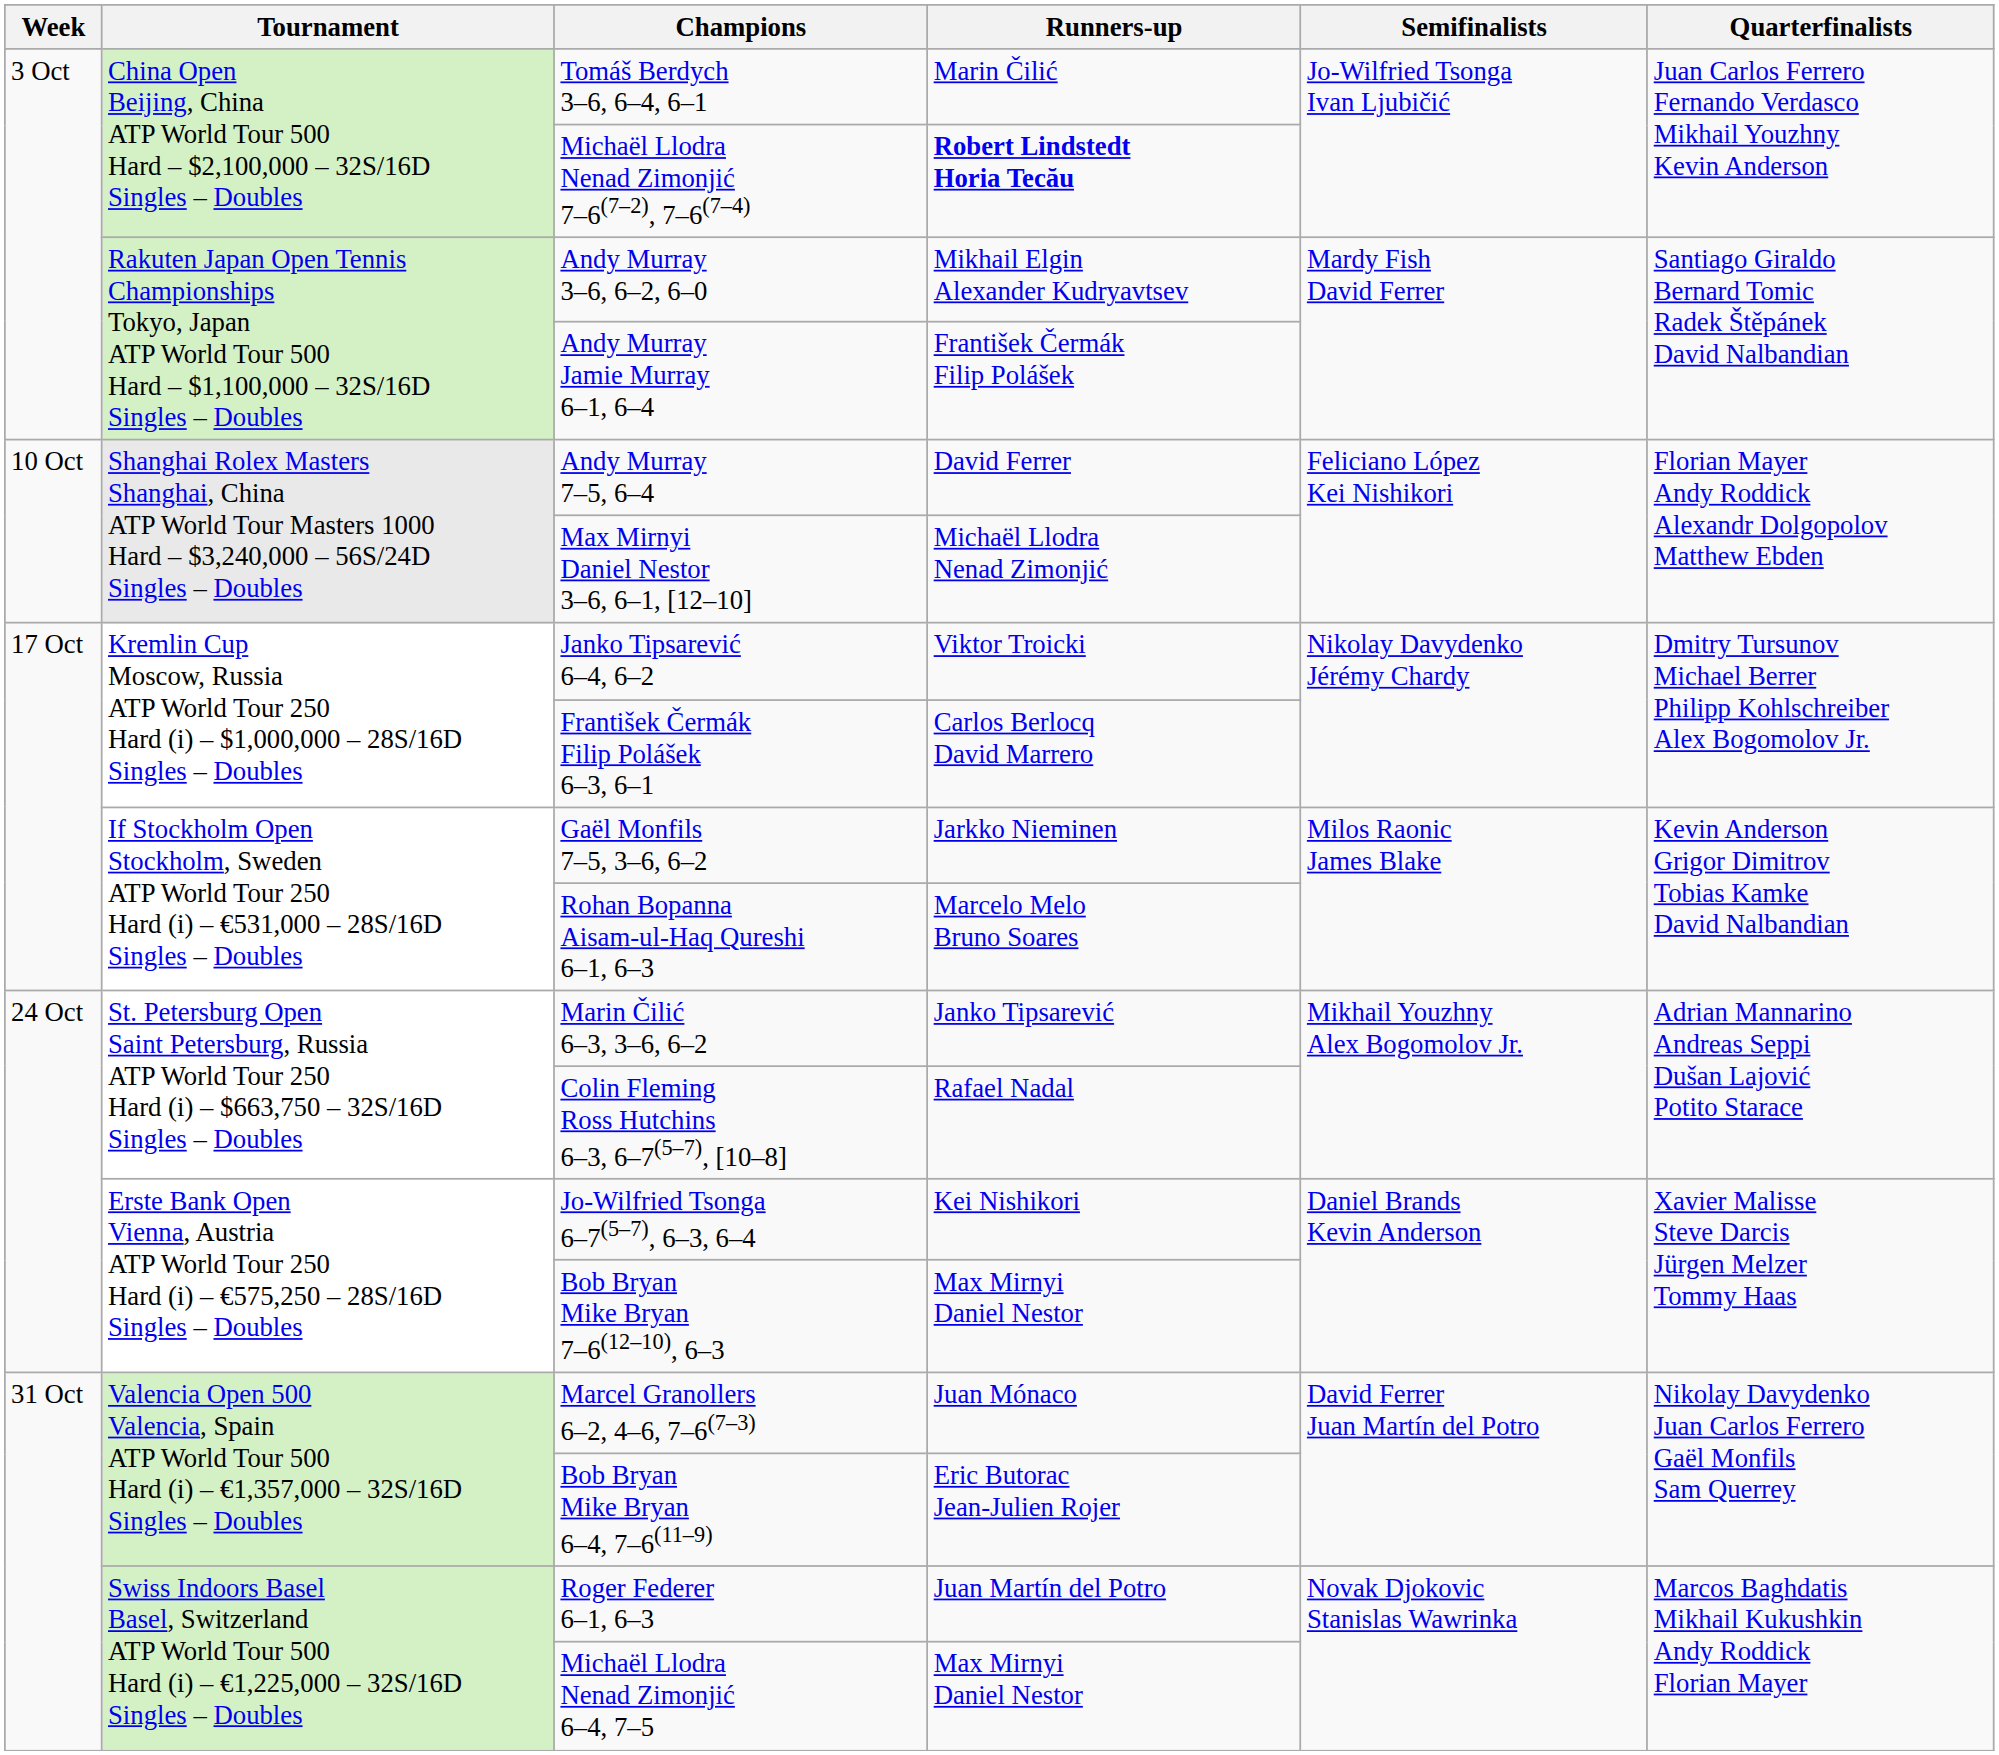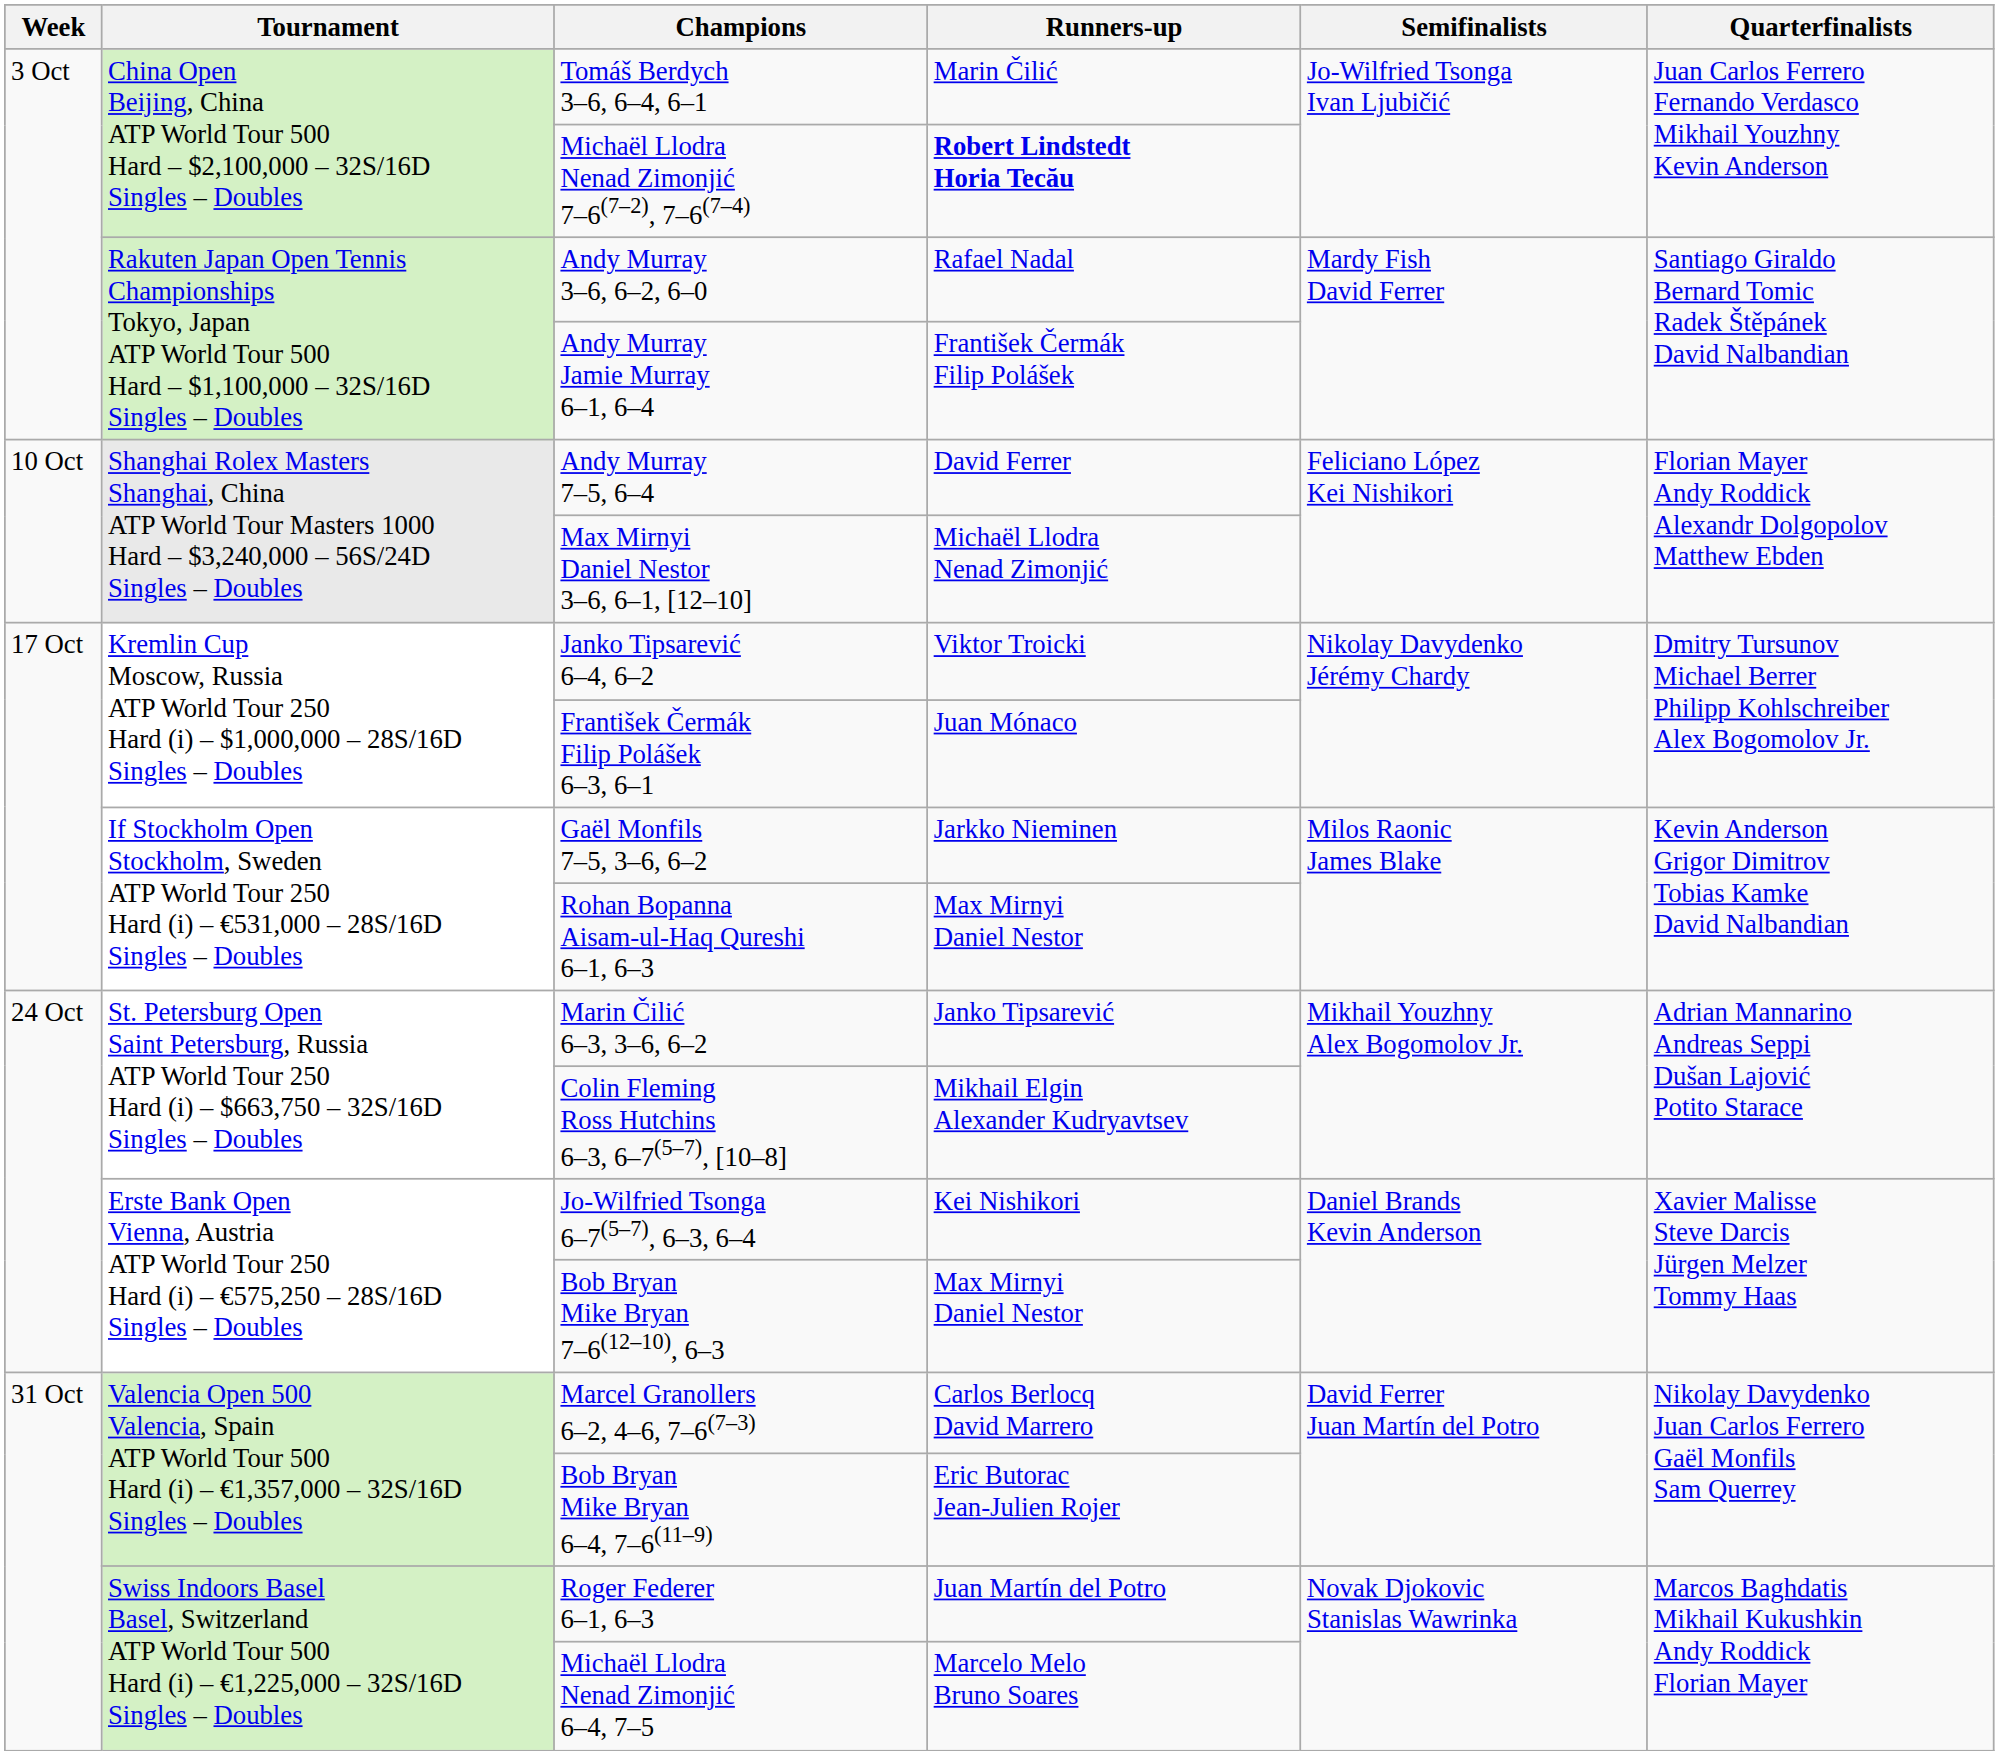(1061, 275) Mikhail Elgin Alexander Kudryavtsev -> (1004, 259) Rafael Nadal
(1014, 736) Carlos Berlocq David Marrero -> (1005, 721) Juan Mónaco
(1010, 920) Marcelo Melo Bruno Soares -> (1008, 920) Max Mirnyi Daniel Nestor
(1004, 1087) Rafael Nadal -> (1061, 1103) Mikhail Elgin Alexander Kudryavtsev
(1005, 1394) Juan Mónaco -> (1014, 1410) Carlos Berlocq David Marrero
(1008, 1680) Max Mirnyi Daniel Nestor -> (1010, 1680) Marcelo Melo Bruno Soares
